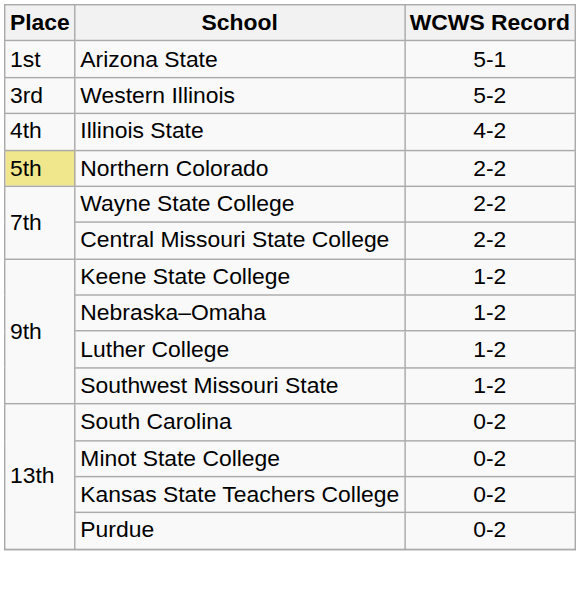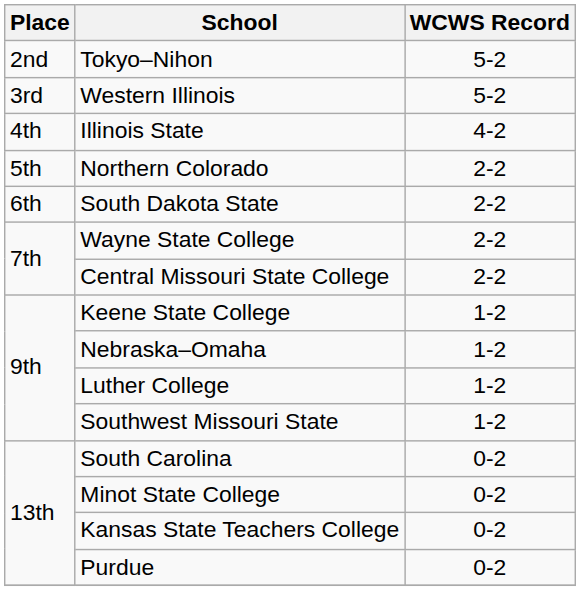- row: (149, 58)
+ row: (146, 58)
(26, 167) khaki background -> (26, 167) no background
+ row: (180, 204)
